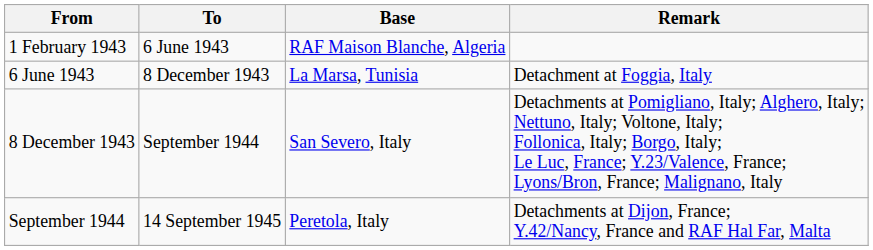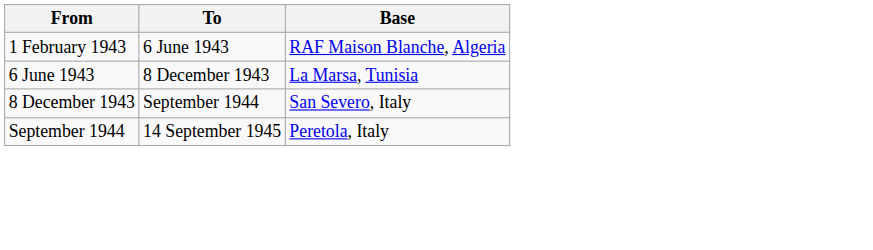- column: (689, 18)
